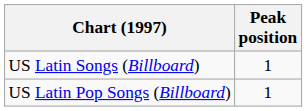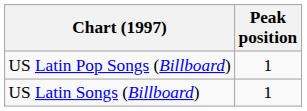rows swapped: (104, 65) <-> (120, 92)
